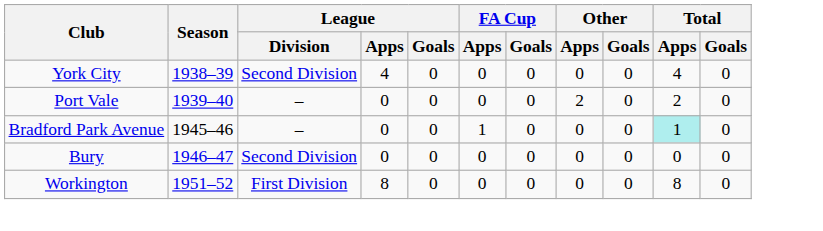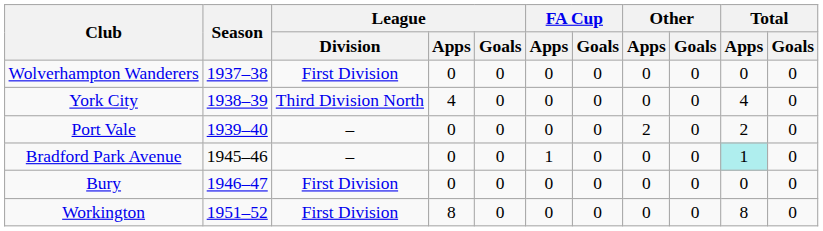+ row: (104, 73)
(299, 73) Second Division -> (350, 101) Third Division North
(299, 156) Second Division -> (350, 184) First Division
